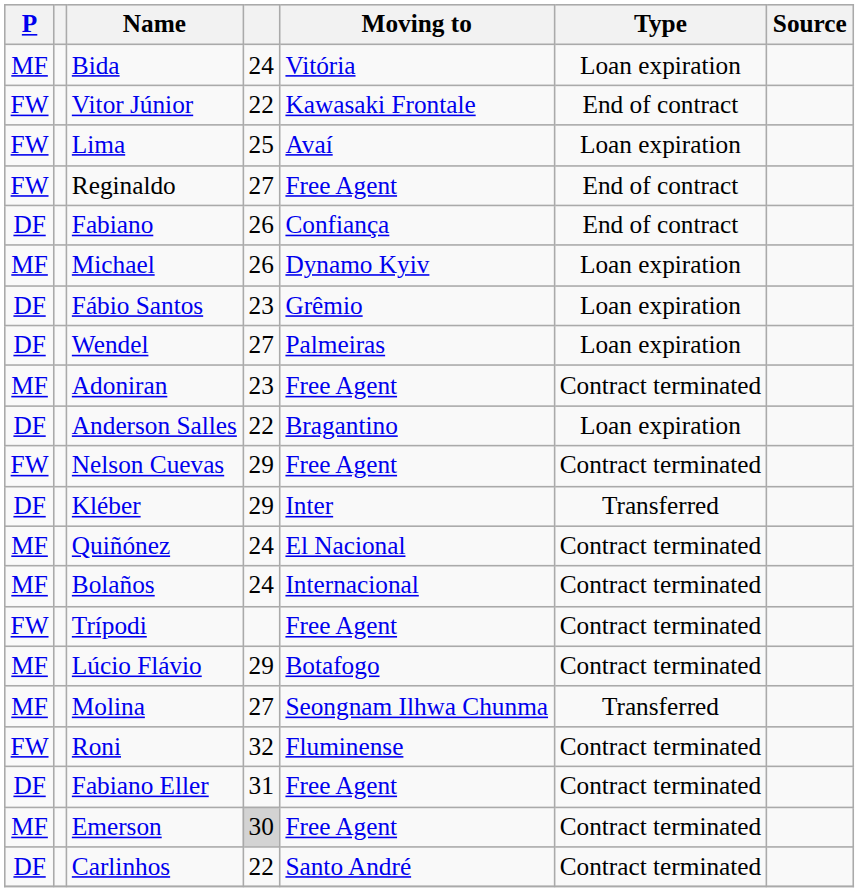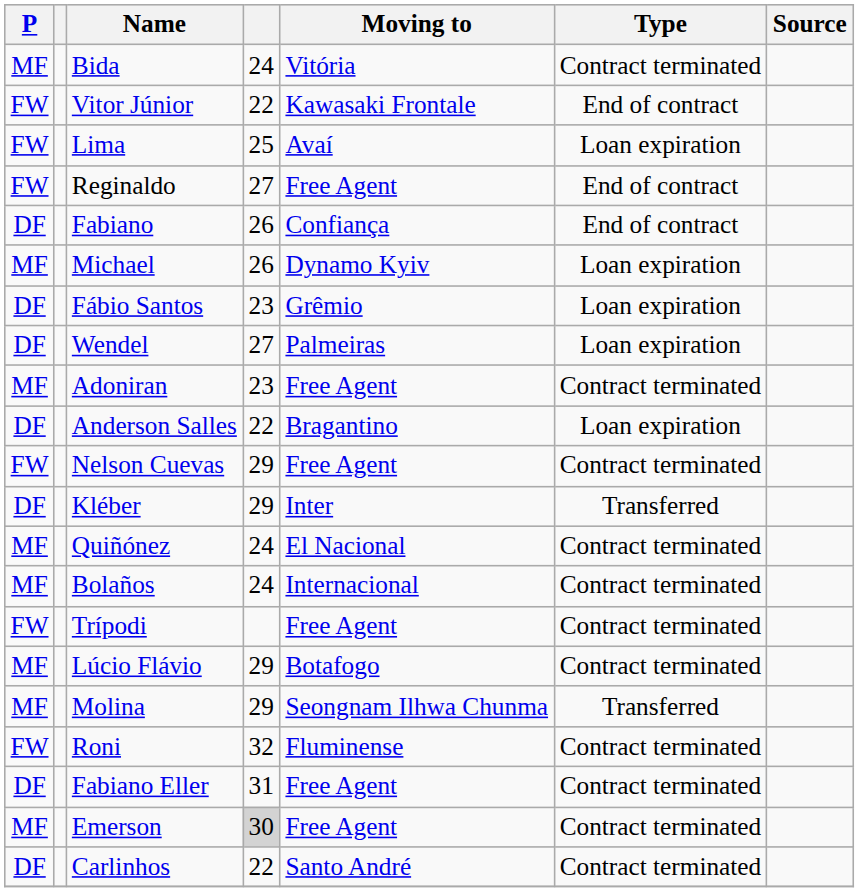(660, 64) Loan expiration -> (660, 64) Contract terminated
(261, 706) 27 -> (261, 706) 29
